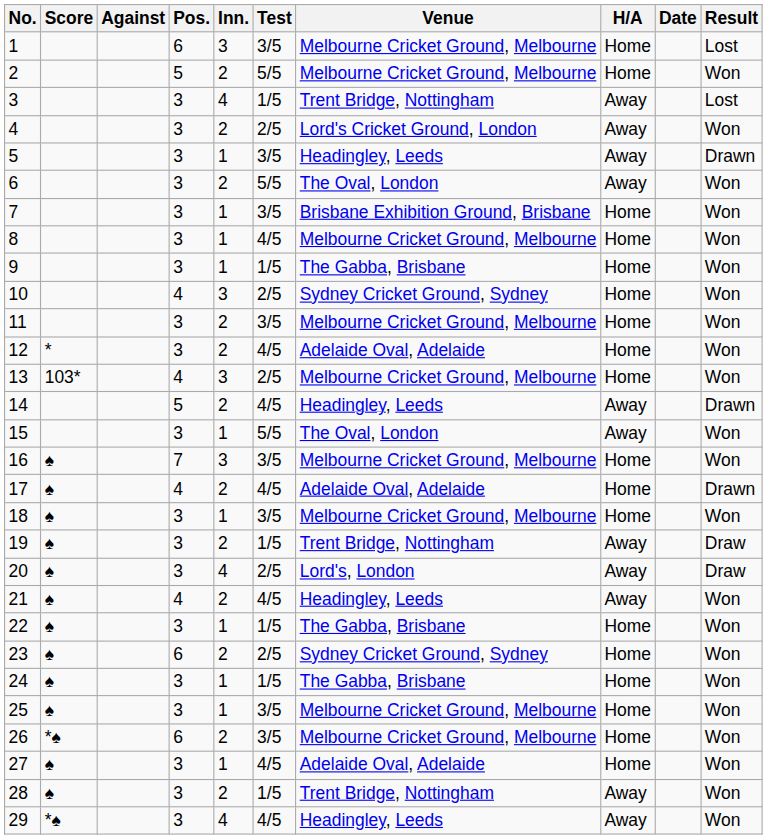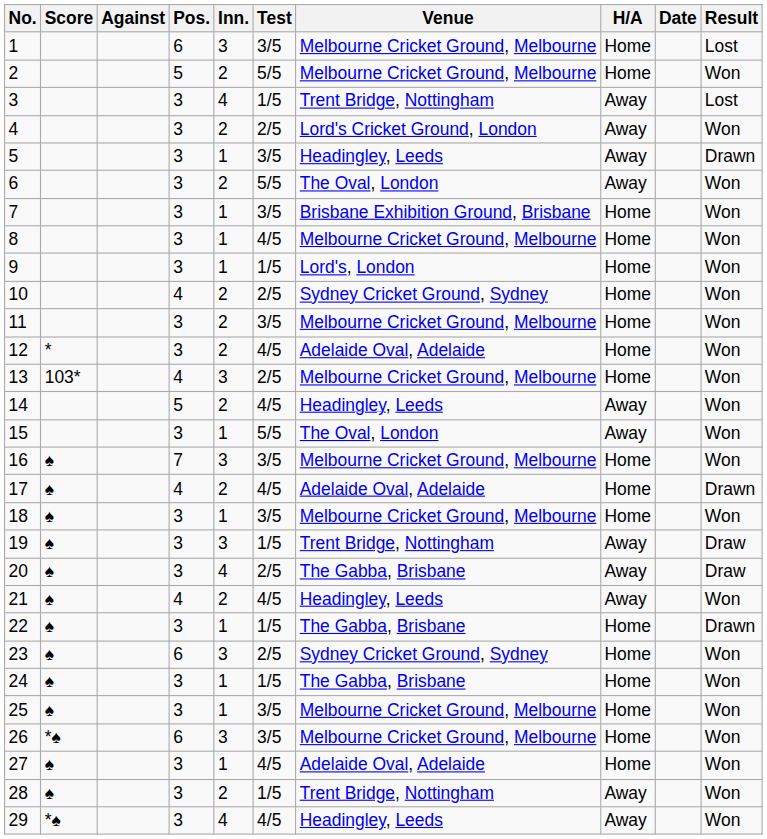(383, 267) The Gabba, Brisbane -> (357, 267) Lord's, London
(223, 294) 3 -> (223, 294) 2
(730, 405) Drawn -> (723, 405) Won
(223, 543) 2 -> (223, 543) 3
(357, 571) Lord's, London -> (383, 571) The Gabba, Brisbane
(723, 626) Won -> (730, 626) Drawn
(223, 654) 2 -> (223, 654) 3
(223, 737) 2 -> (223, 737) 3
